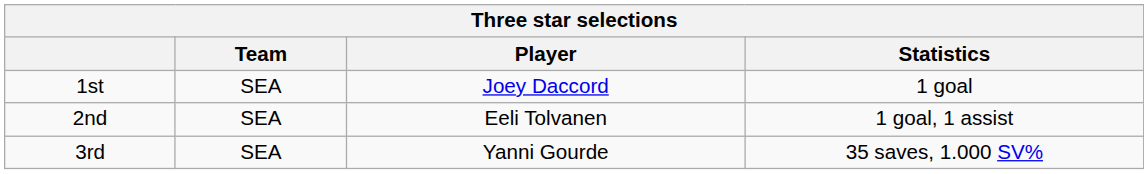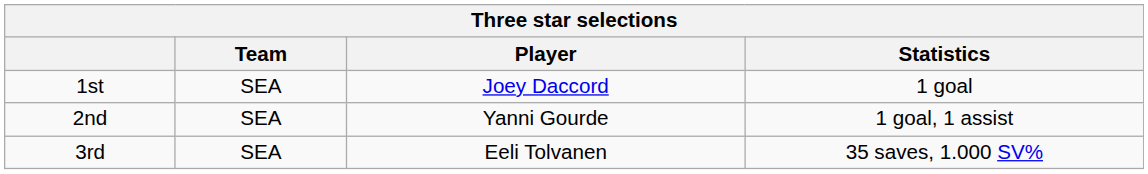(546, 119) Eeli Tolvanen -> (546, 119) Yanni Gourde
(546, 151) Yanni Gourde -> (546, 151) Eeli Tolvanen
